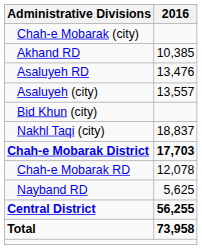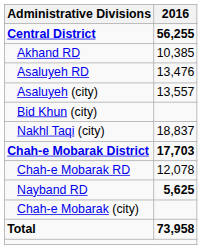rows swapped: (51, 209) <-> (78, 33)
(179, 190) normal -> (179, 190) bold
